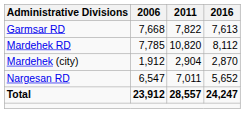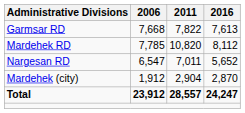rows swapped: (38, 78) <-> (43, 62)
